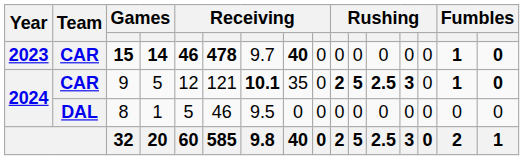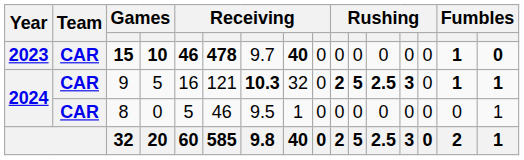(157, 55) 14 -> (157, 55) 10
(189, 83) 12 -> (189, 83) 16
(262, 83) 10.1 -> (262, 83) 10.3
(298, 83) 35 -> (298, 83) 32
(498, 83) 0 -> (498, 83) 1
(80, 112) DAL -> (80, 112) CAR
(157, 112) 1 -> (157, 112) 0
(298, 112) 0 -> (298, 112) 1
(498, 112) 0 -> (498, 112) 1
